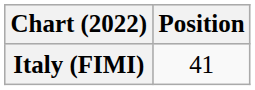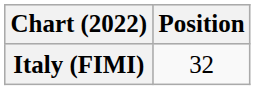(202, 63) 41 -> (202, 63) 32
